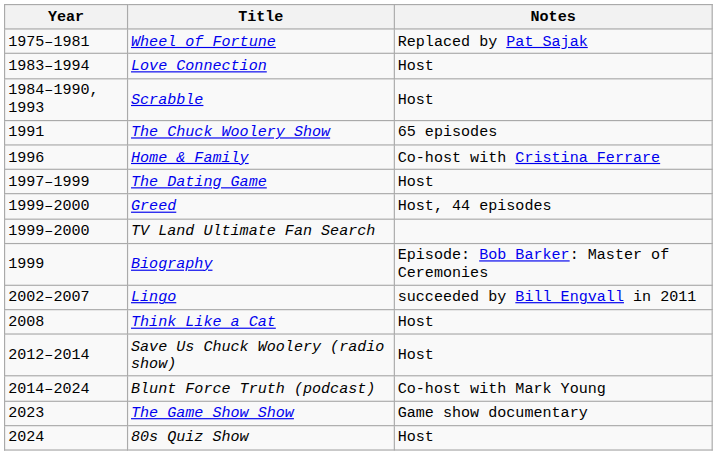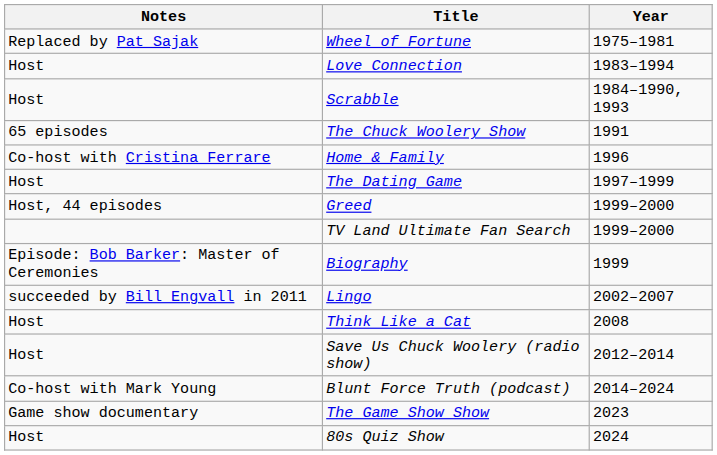columns swapped: (66, 17) <-> (553, 17)
